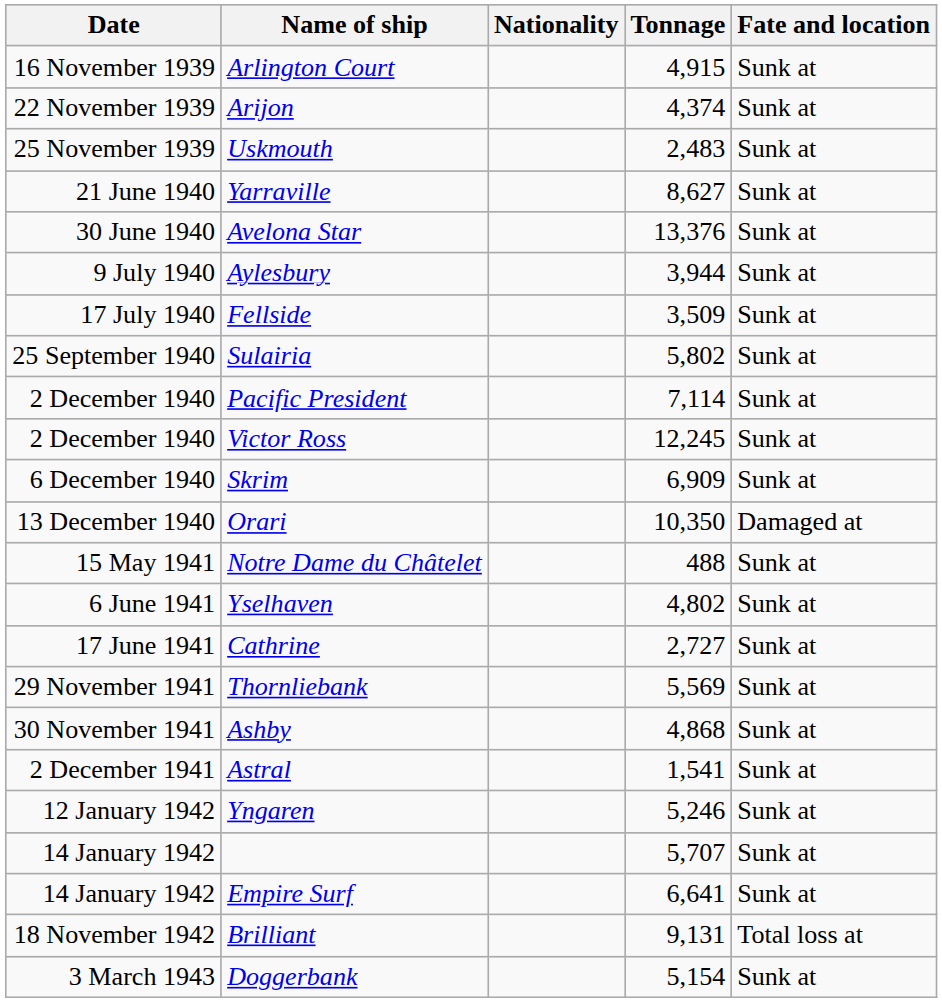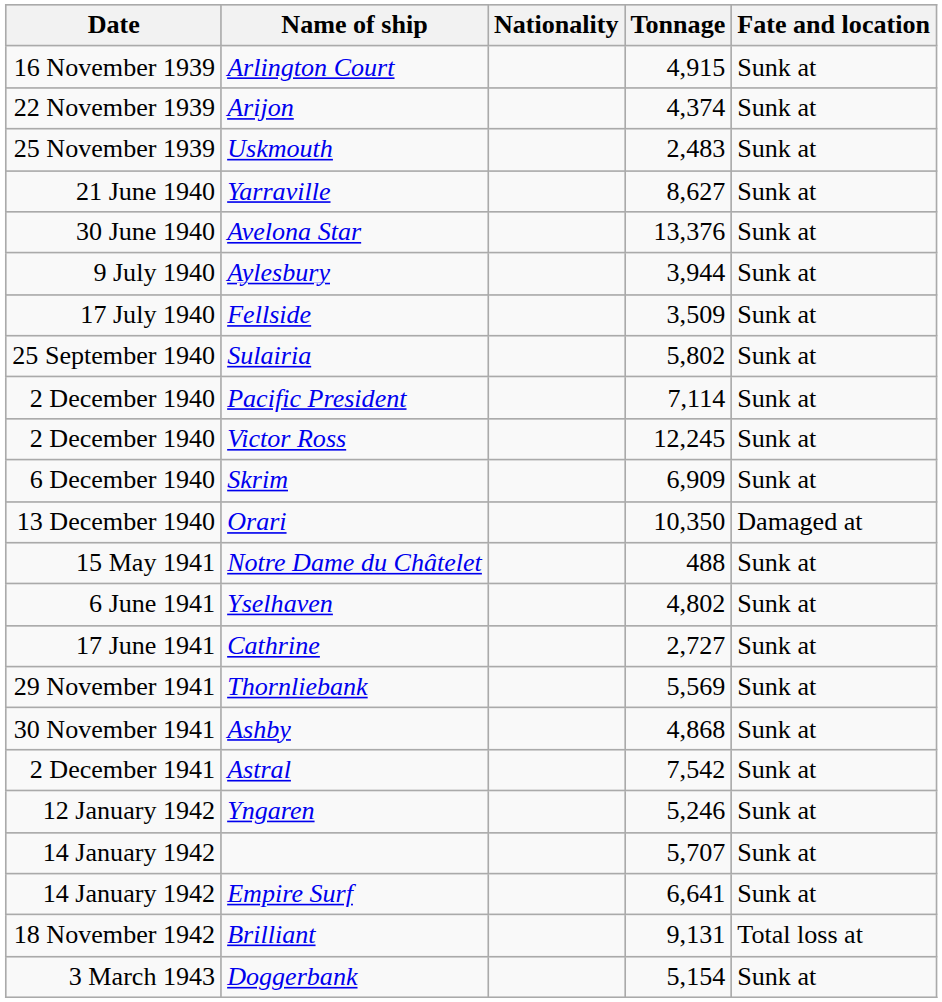(696, 769) 1,541 -> (696, 769) 7,542
